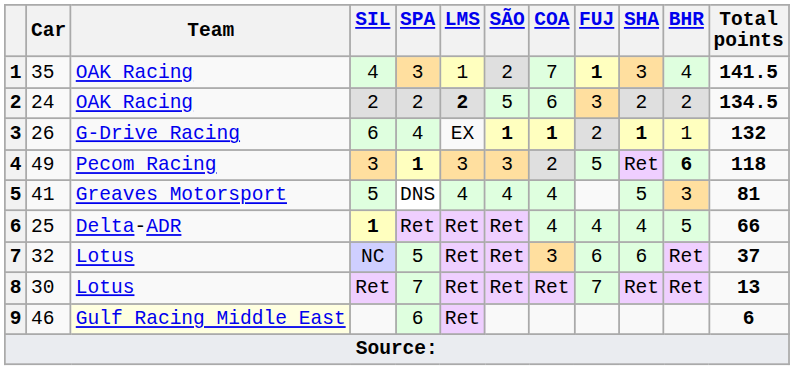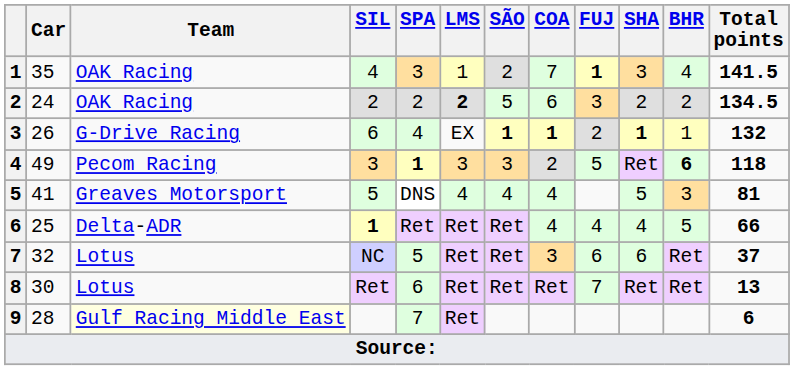(418, 288) 7 -> (418, 288) 6
(43, 319) 46 -> (43, 319) 28
(418, 319) 6 -> (418, 319) 7
